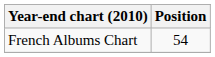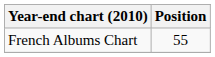(181, 40) 54 -> (181, 40) 55
